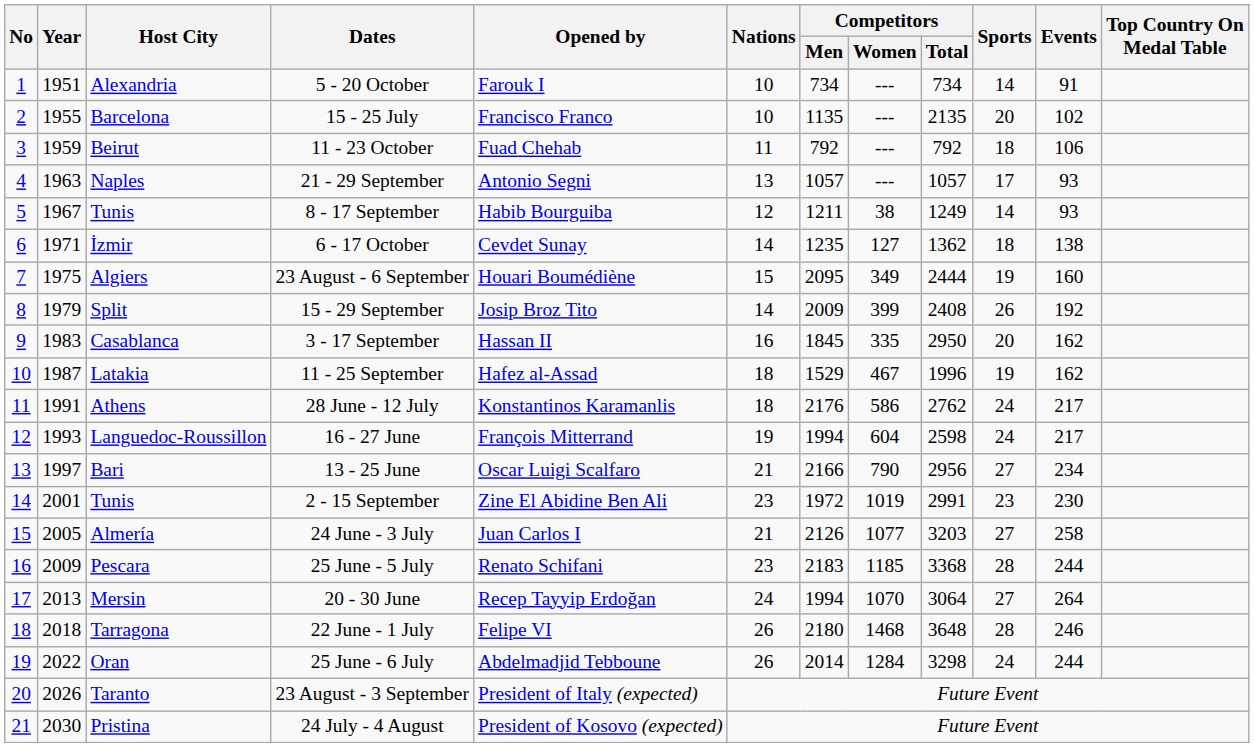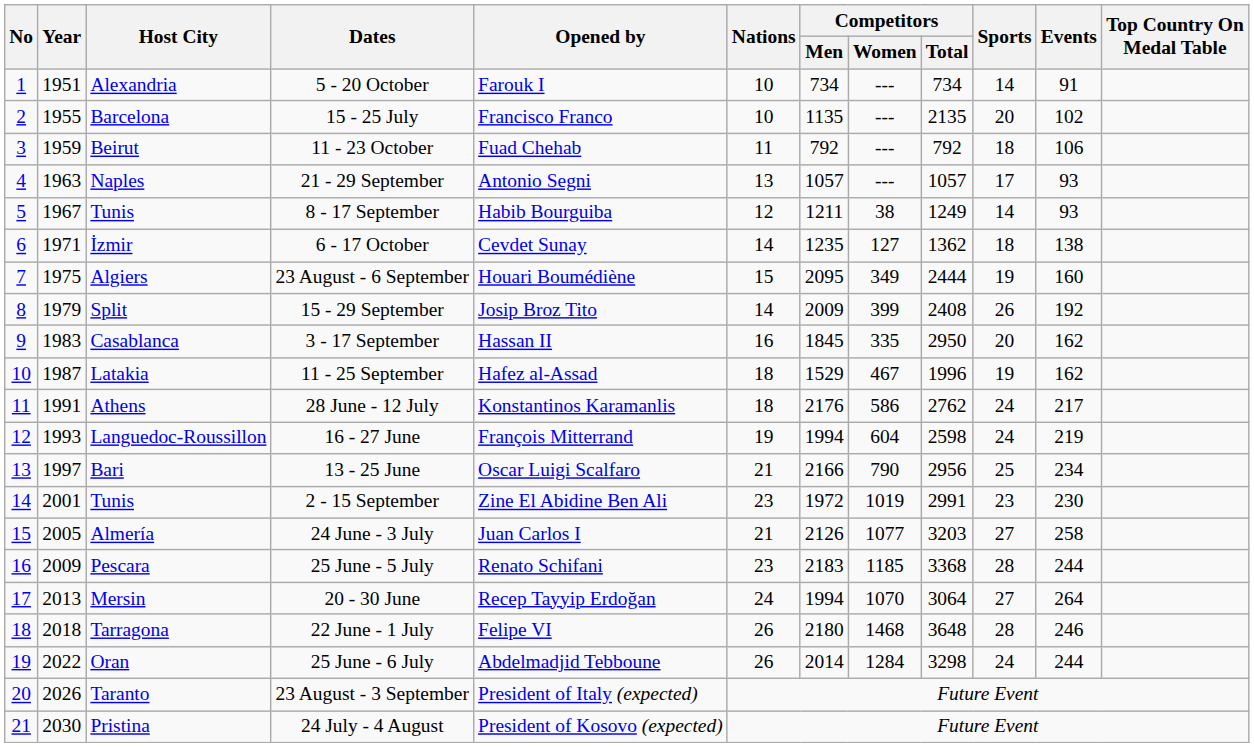(1069, 437) 217 -> (1069, 437) 219
(1005, 469) 27 -> (1005, 469) 25
